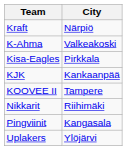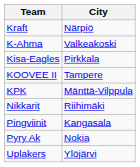- row: (16, 75)
+ row: (17, 91)
+ row: (23, 138)
